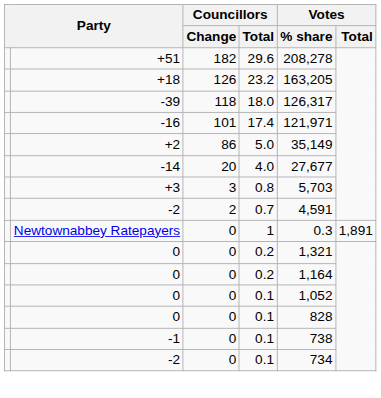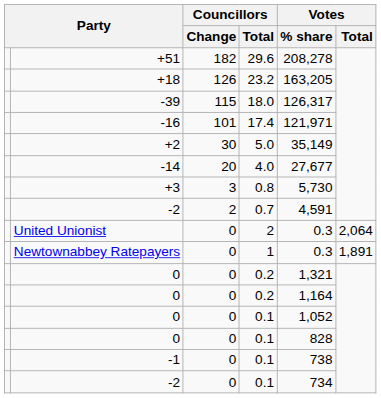(225, 101) 118 -> (225, 101) 115
(229, 144) 86 -> (229, 144) 30
(315, 187) 5,703 -> (315, 187) 5,730
+ row: (60, 230)
